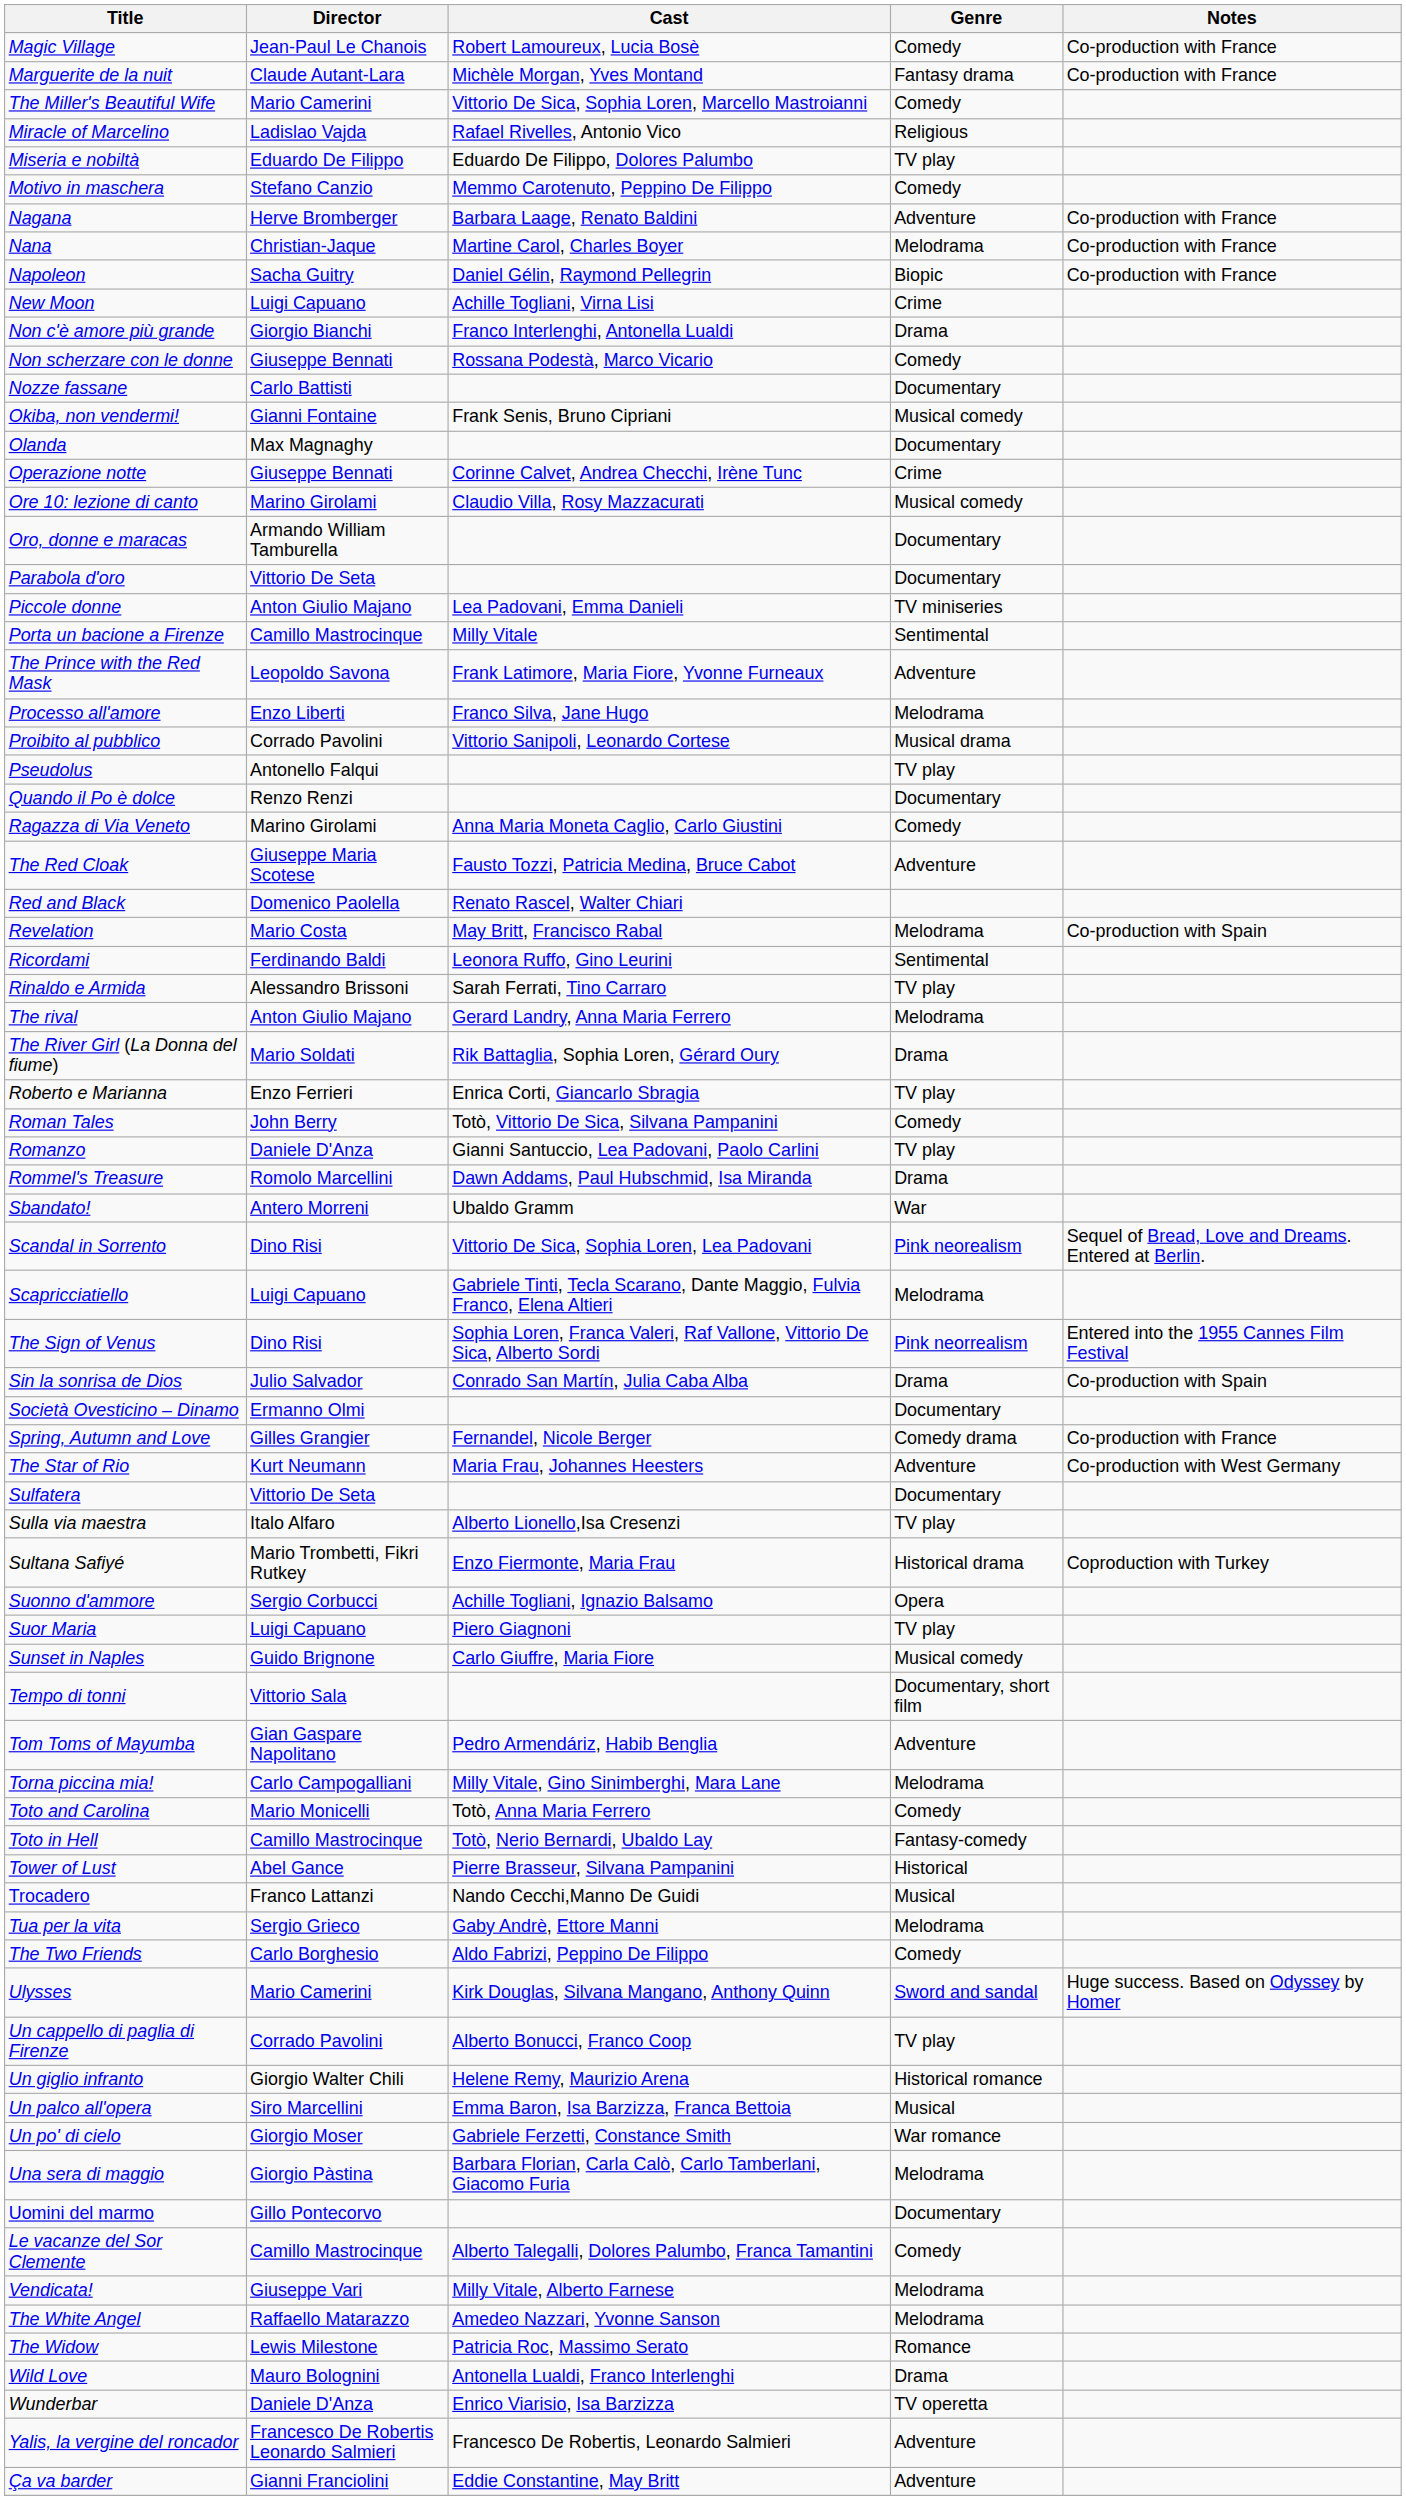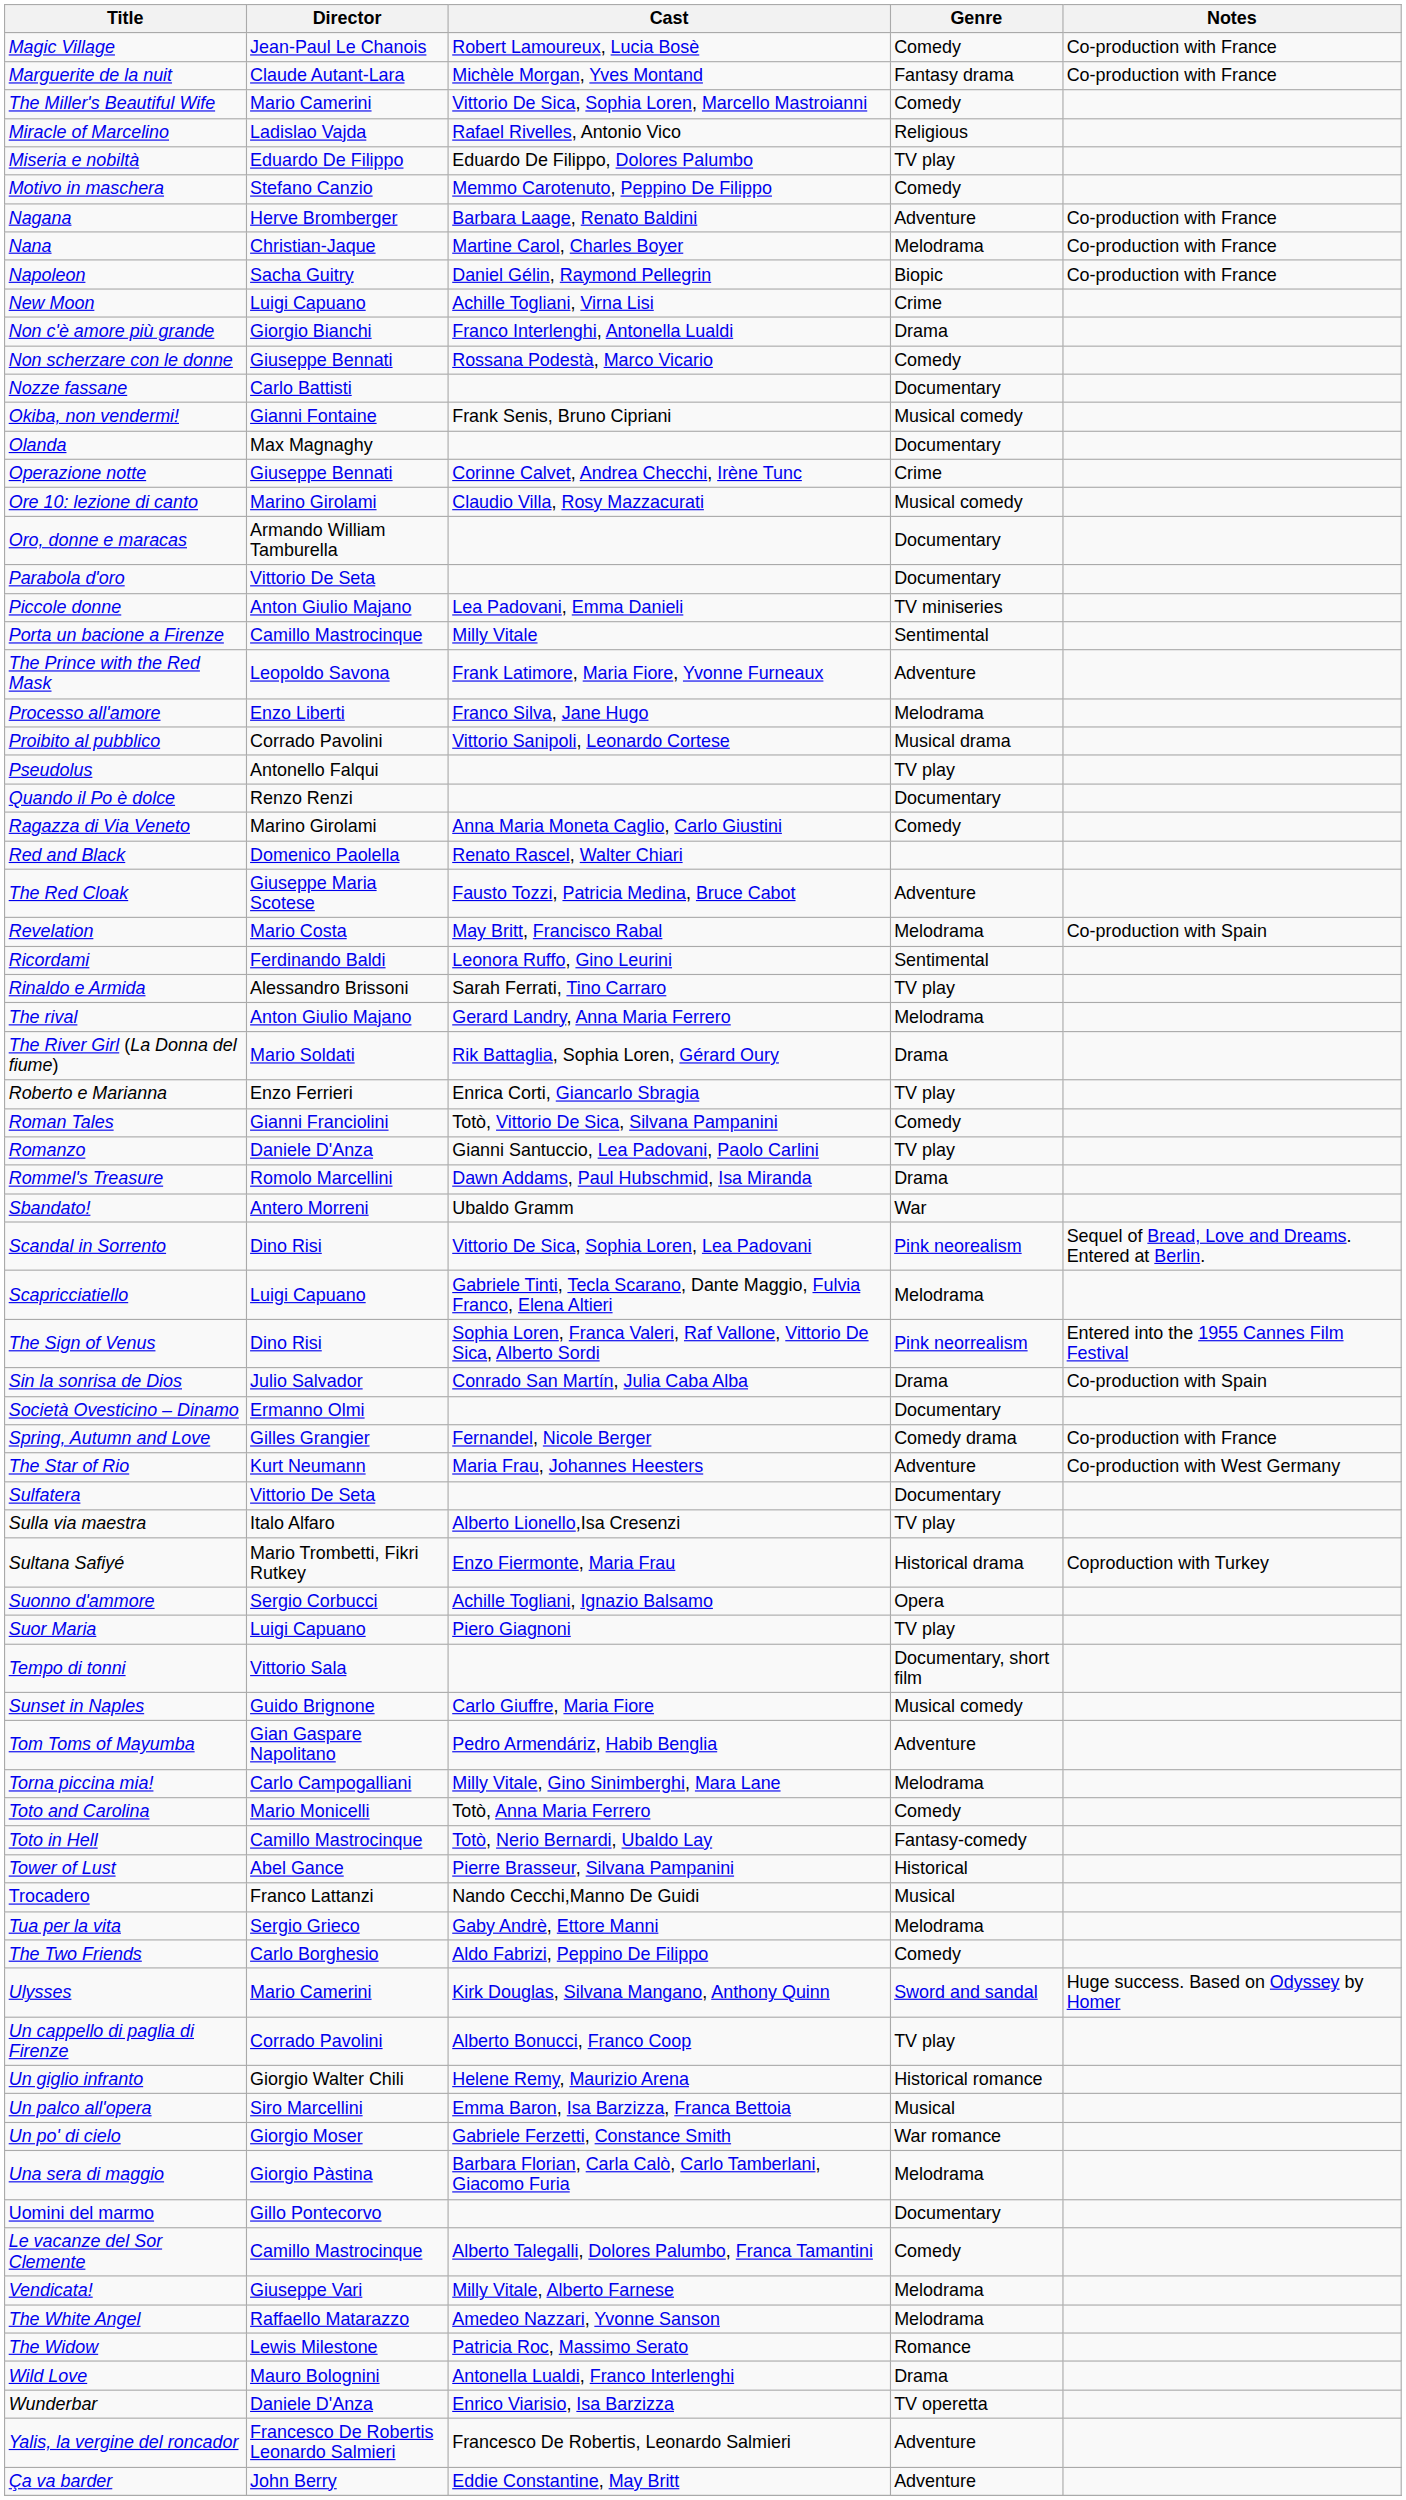rows swapped: (67, 903) <-> (68, 864)
(293, 1122) John Berry -> (319, 1122) Gianni Franciolini
rows swapped: (76, 1657) <-> (67, 1696)
(319, 2481) Gianni Franciolini -> (293, 2481) John Berry
